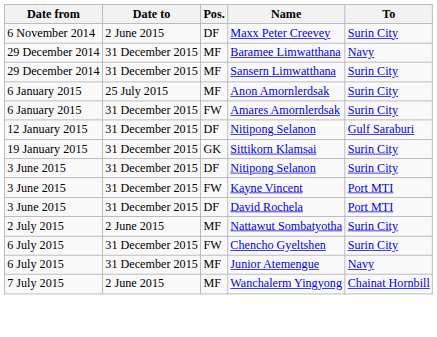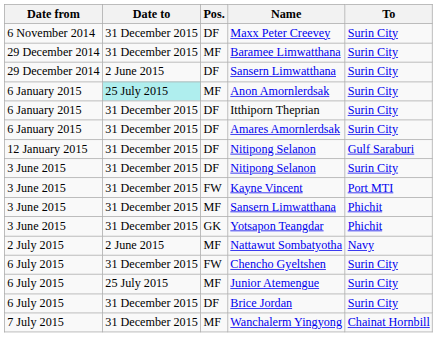(135, 33) 2 June 2015 -> (152, 33) 31 December 2015
(361, 52) Navy -> (373, 52) Surin City
(152, 71) 31 December 2015 -> (135, 71) 2 June 2015
(212, 71) MF -> (211, 71) DF
(137, 91) no background -> (137, 91) paleturquoise background
+ row: (44, 110)
(213, 110) FW -> (211, 129) DF
- row: (47, 149)
- row: (37, 206)
+ row: (37, 206)
+ row: (37, 226)
(373, 226) Surin City -> (361, 245) Navy
(152, 264) 31 December 2015 -> (137, 284) 25 July 2015
(361, 264) Navy -> (373, 284) Surin City
+ row: (36, 303)
(135, 284) 2 June 2015 -> (152, 322) 31 December 2015
